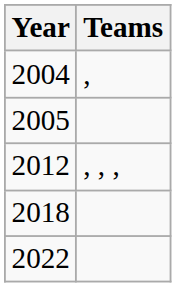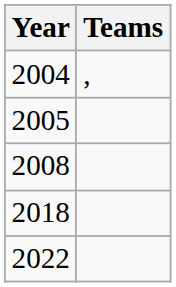+ row: (41, 166)
- row: (41, 166)
